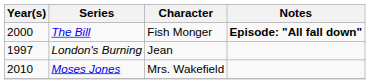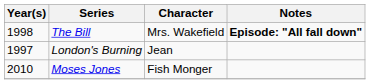(20, 32) 2000 -> (20, 32) 1998
(180, 32) Fish Monger -> (186, 32) Mrs. Wakefield
(186, 69) Mrs. Wakefield -> (180, 69) Fish Monger
